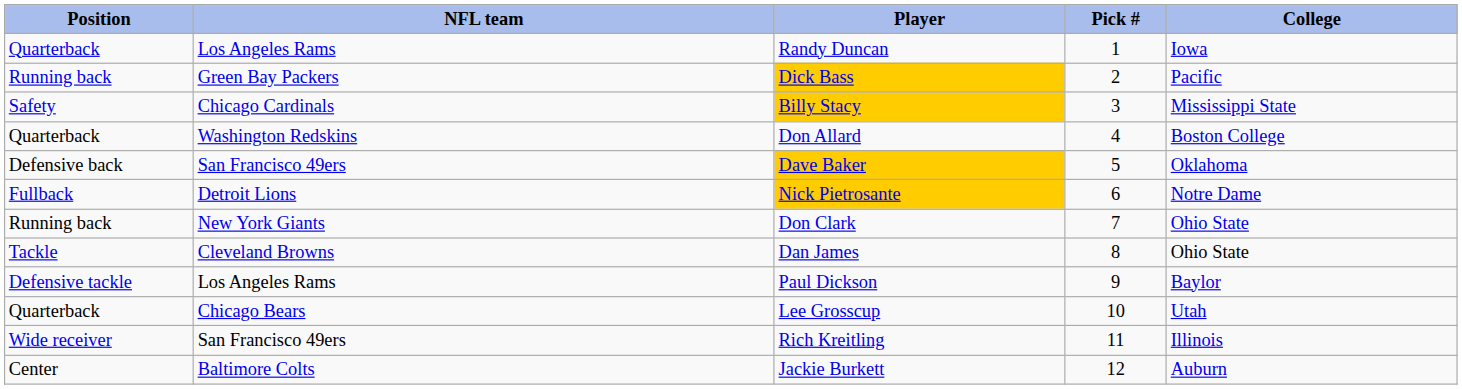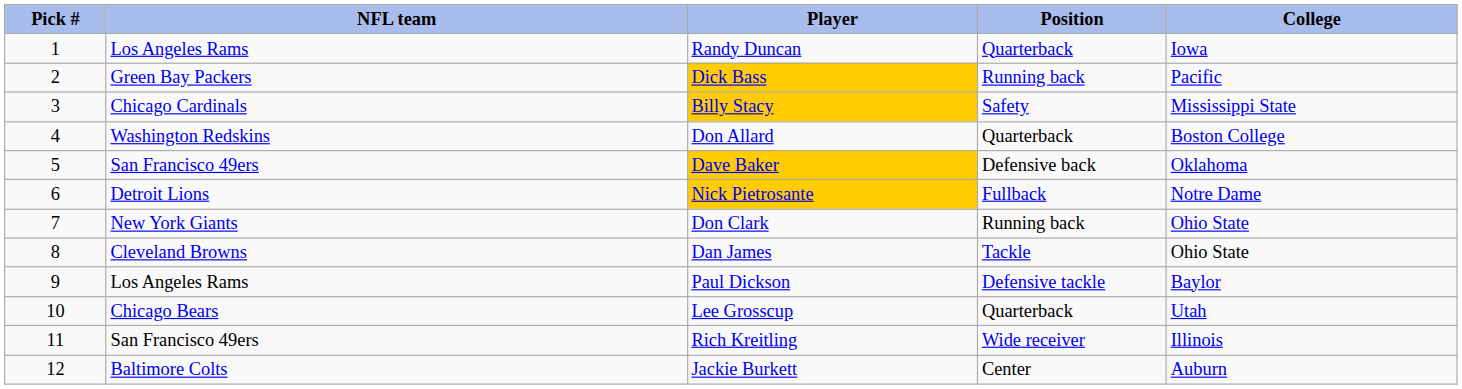columns swapped: (1116, 19) <-> (99, 19)
